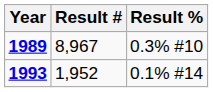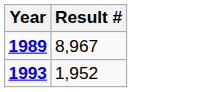- column: (167, 18)
